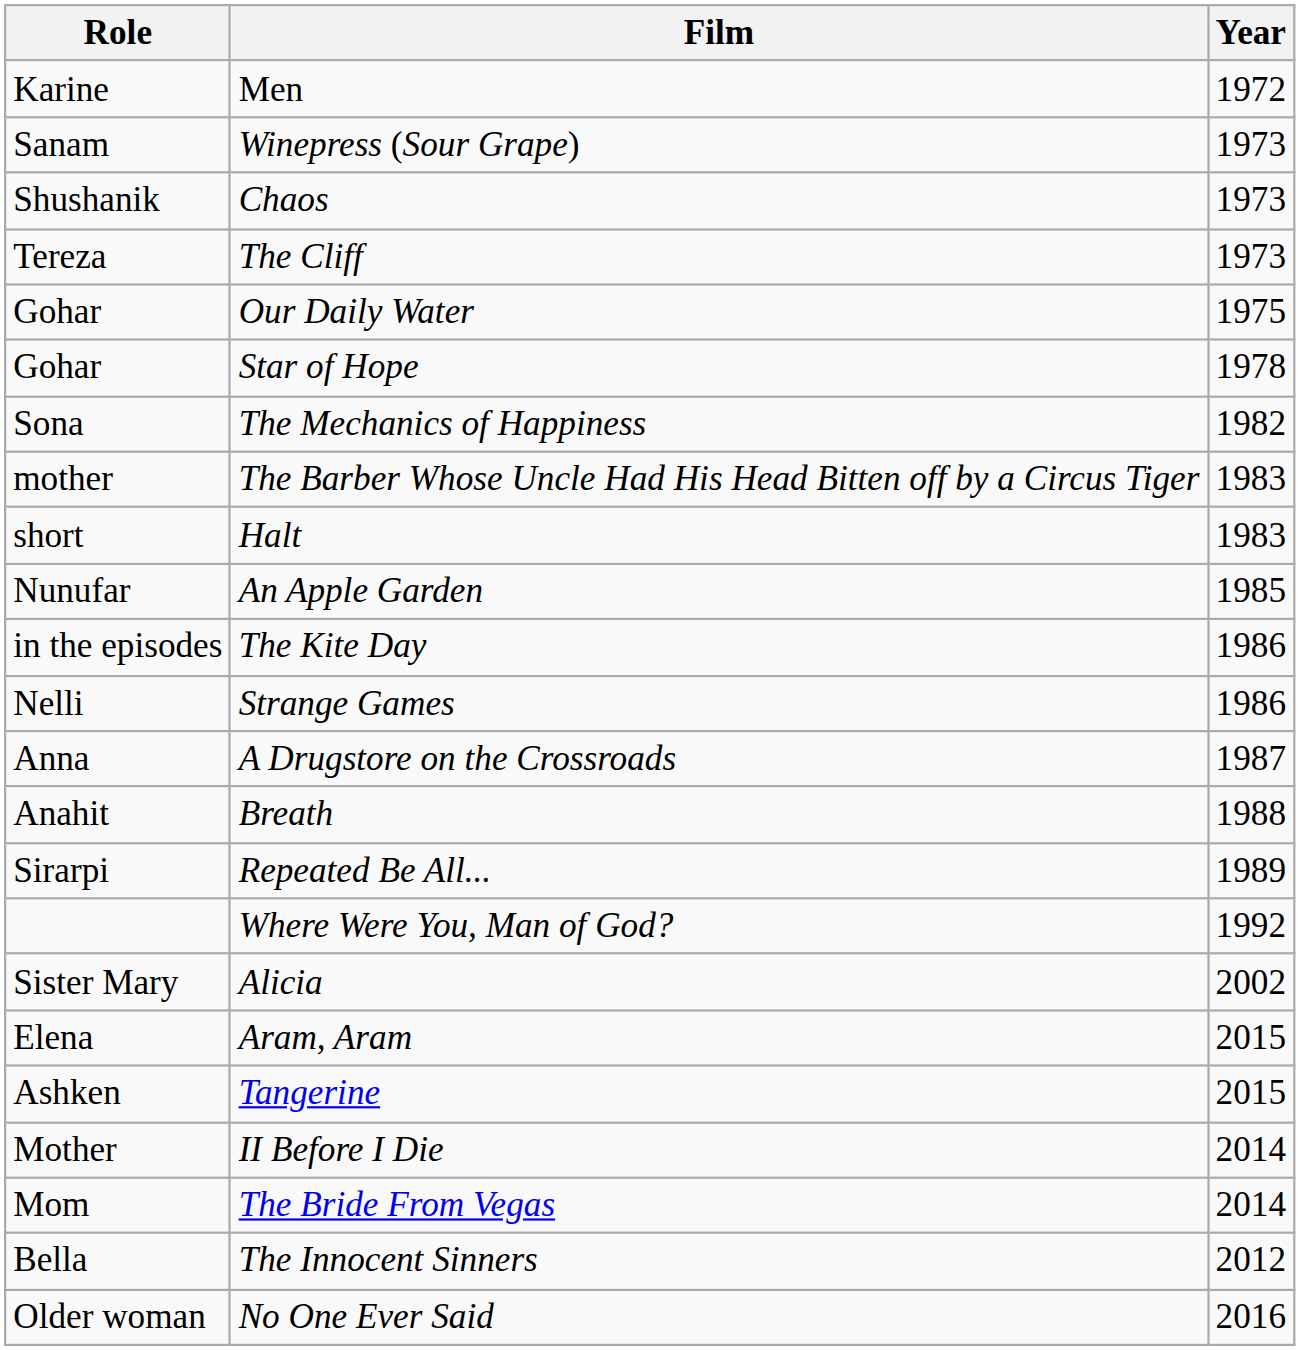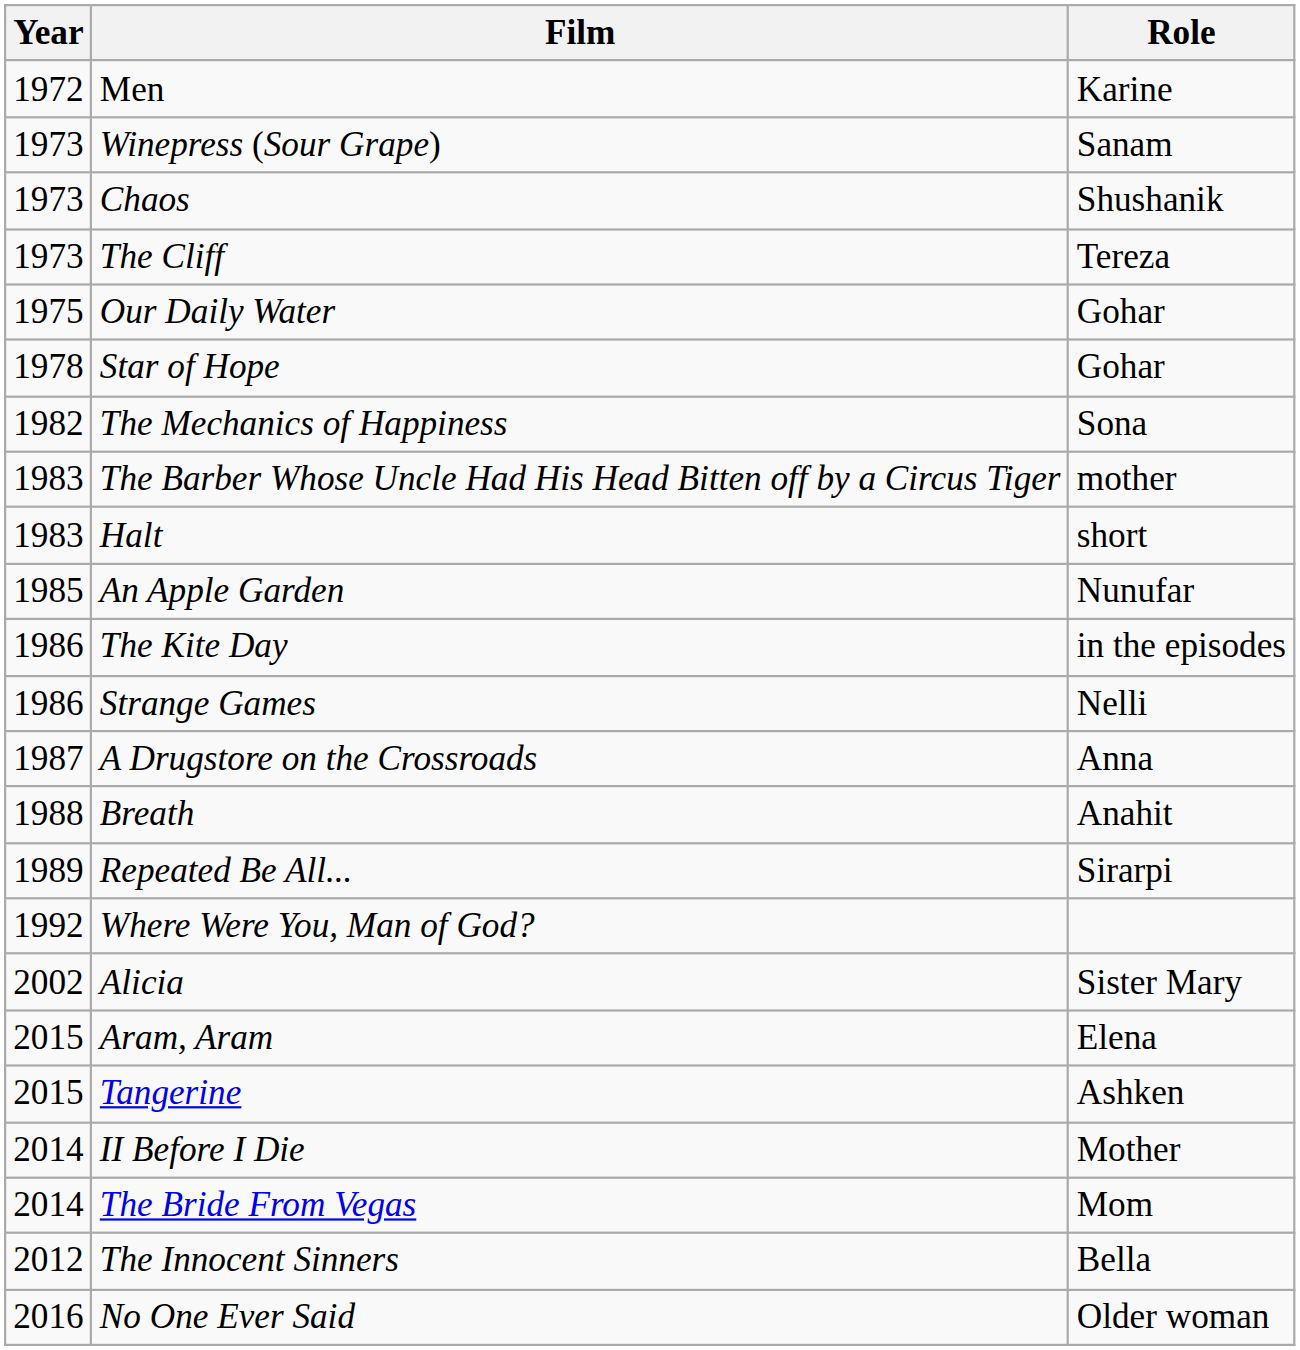columns swapped: (1251, 32) <-> (118, 32)
